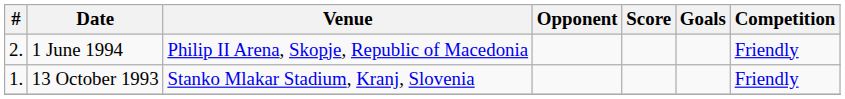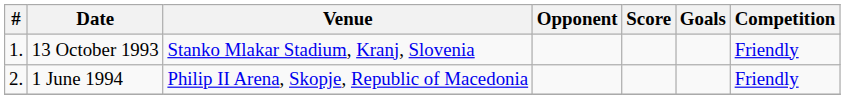rows swapped: (95, 79) <-> (77, 49)
